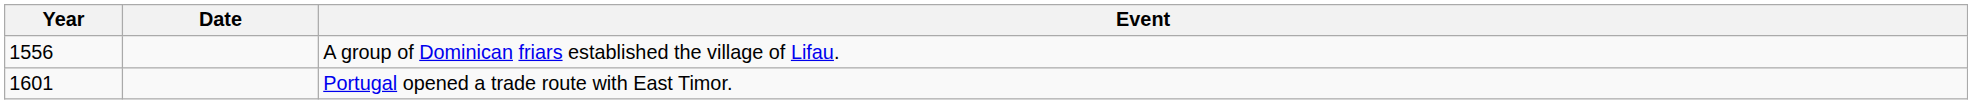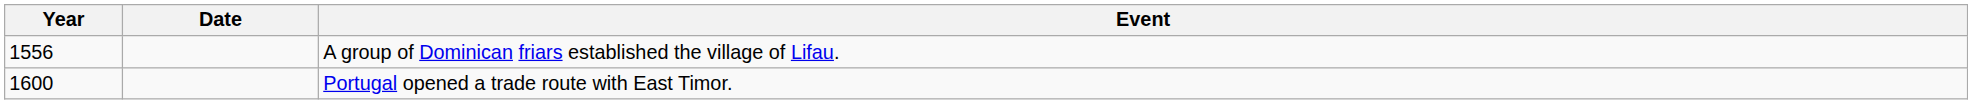(31, 83) 1601 -> (31, 83) 1600
